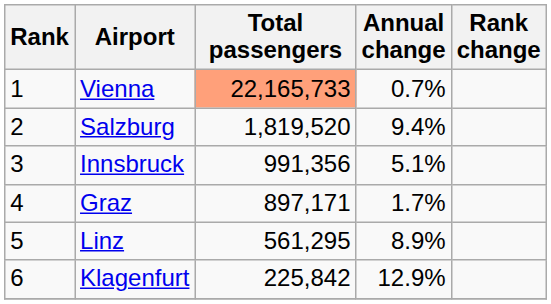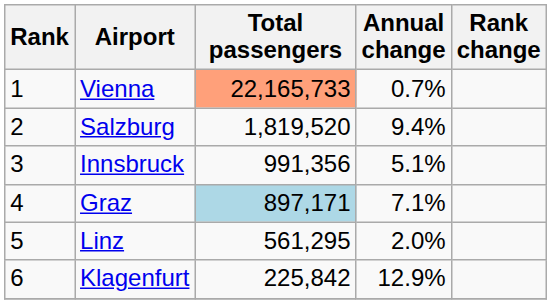(307, 202) no background -> (307, 202) lightblue background
(418, 202) 1.7% -> (418, 202) 7.1%
(418, 240) 8.9% -> (418, 240) 2.0%
